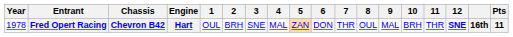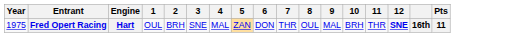- column: (138, 12)
(16, 26) 1978 -> (16, 26) 1975
